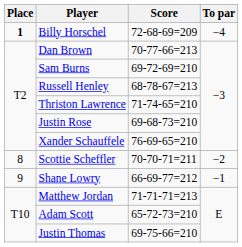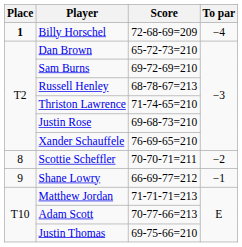(164, 50) 70-77-66=213 -> (164, 50) 65-72-73=210
(164, 214) 65-72-73=210 -> (164, 214) 70-77-66=213
